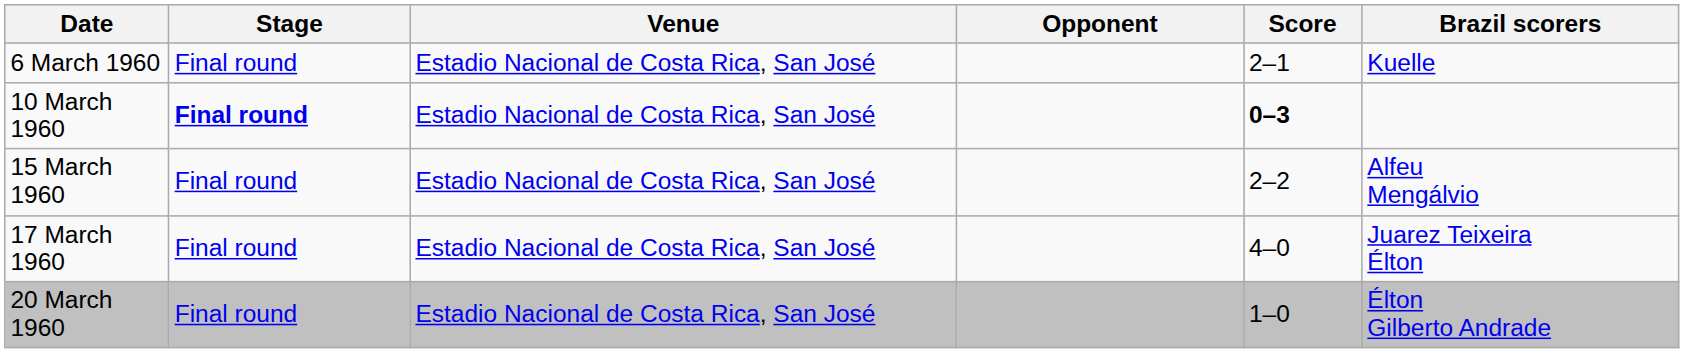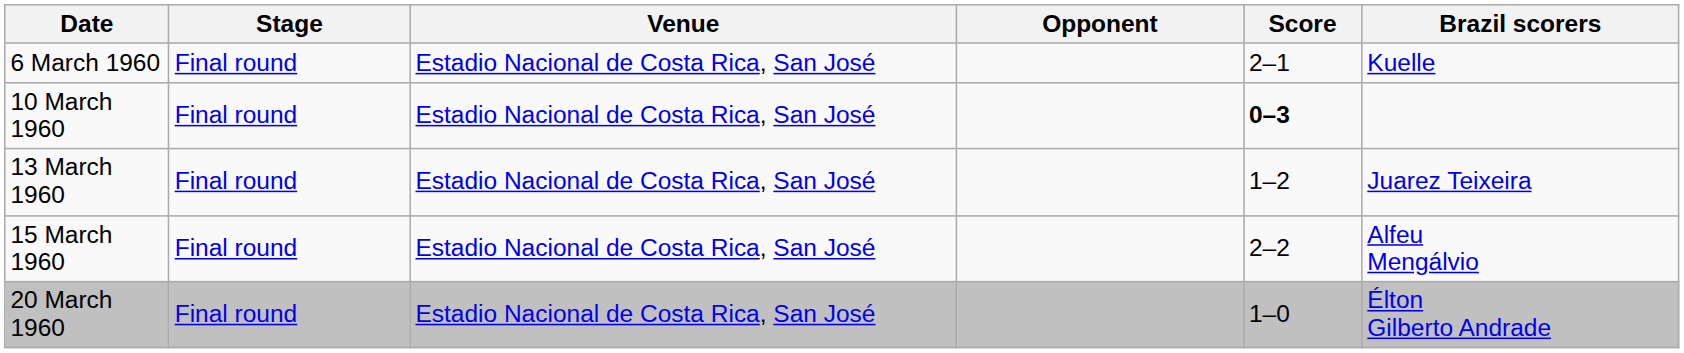(241, 115) bold -> (236, 115) normal
+ row: (61, 181)
- row: (61, 248)
